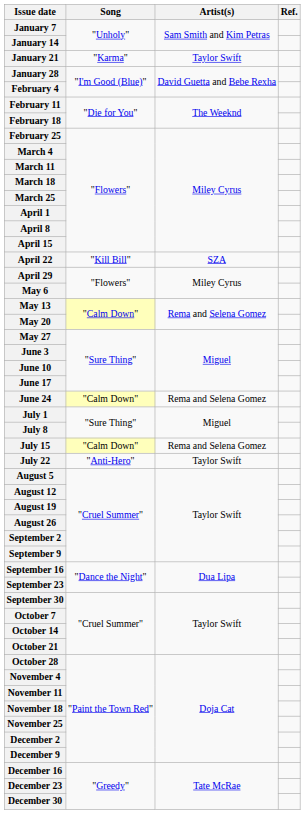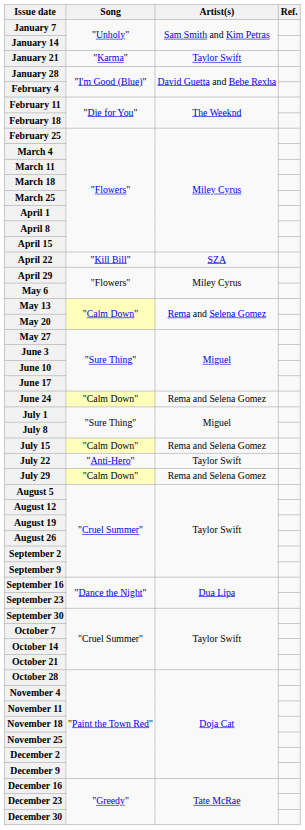+ row: (35, 476)
